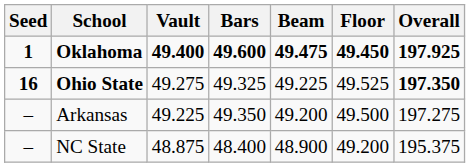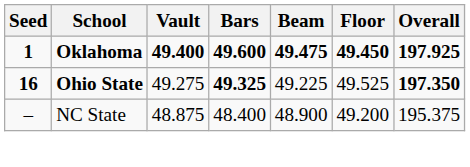(240, 83) normal -> (240, 83) bold
- row: (92, 115)
